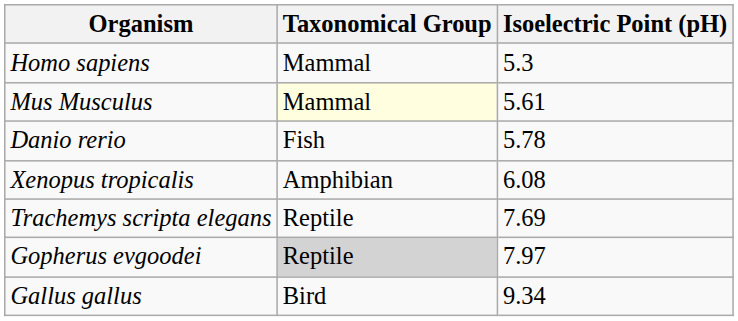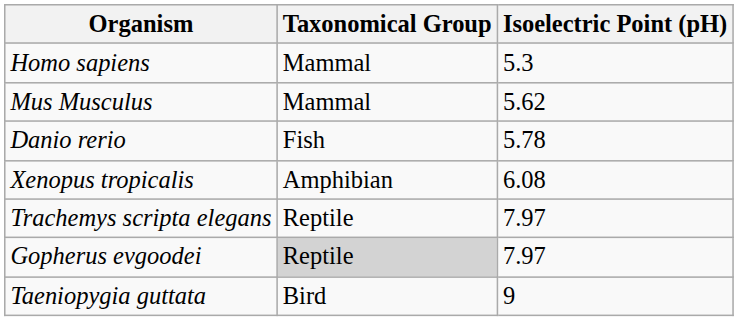(327, 101) lightyellow background -> (327, 101) no background
(524, 101) 5.61 -> (524, 101) 5.62
(524, 218) 7.69 -> (524, 218) 7.97
- row: (76, 295)
+ row: (108, 295)
